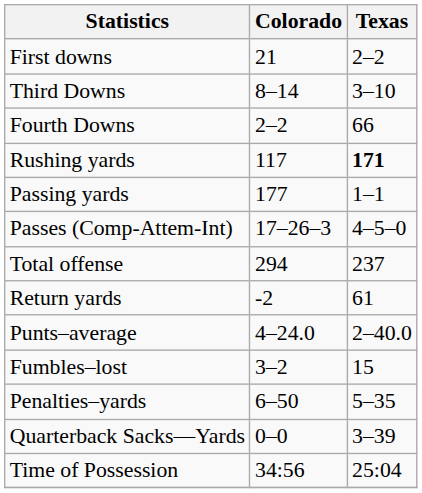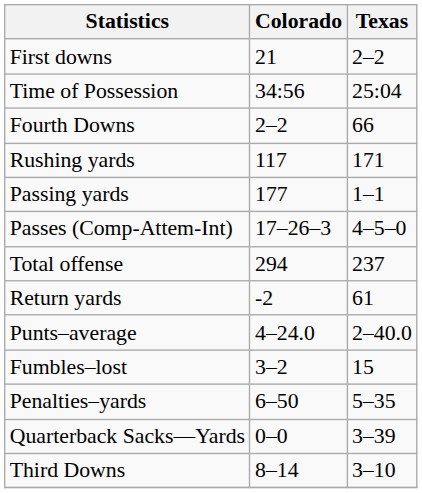rows swapped: (67, 90) <-> (94, 470)
(368, 159) bold -> (368, 159) normal
